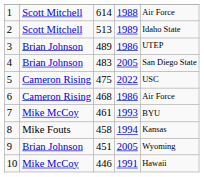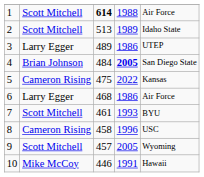(104, 12) normal -> (104, 12) bold
(53, 46) Brian Johnson -> (48, 46) Larry Egger
(104, 63) 483 -> (104, 63) 484
(127, 63) normal -> (127, 63) bold
(150, 79) USC -> (154, 79) Kansas
(57, 96) Cameron Rising -> (48, 96) Larry Egger
(50, 113) Mike McCoy -> (52, 113) Scott Mitchell
(46, 130) Mike Fouts -> (57, 130) Cameron Rising
(127, 130) 1994 -> (127, 130) 1996
(154, 130) Kansas -> (150, 130) USC
(53, 146) Brian Johnson -> (52, 146) Scott Mitchell
(104, 146) 451 -> (104, 146) 457
